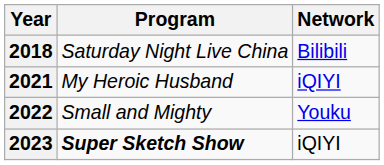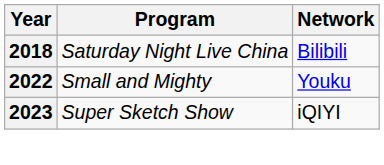- row: (31, 81)
(153, 143) bold -> (147, 112) normal
